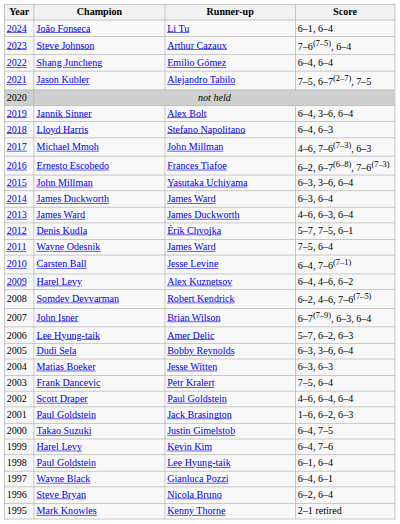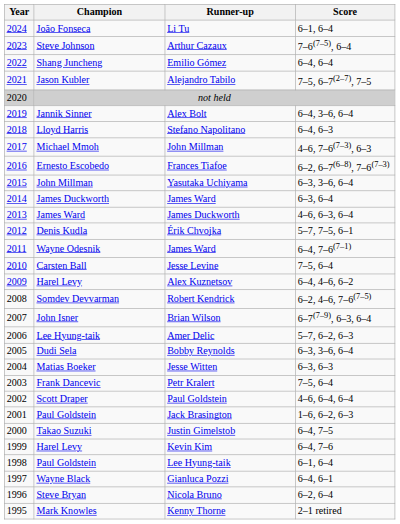(315, 247) 7–5, 6–4 -> (325, 248) 6–4, 7–6(7–1)
(325, 264) 6–4, 7–6(7–1) -> (315, 265) 7–5, 6–4
